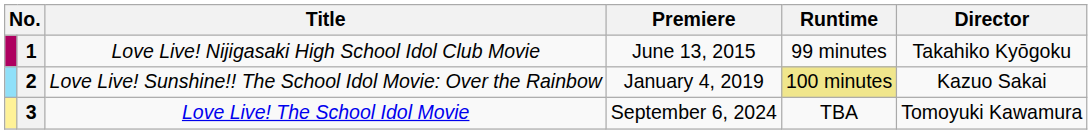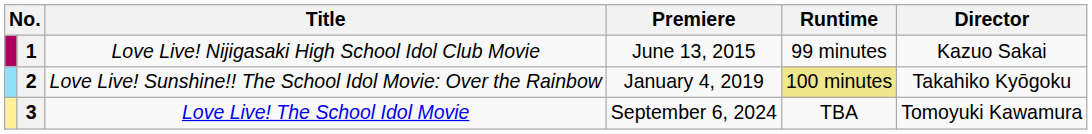(992, 50) Takahiko Kyōgoku -> (992, 50) Kazuo Sakai
(992, 81) Kazuo Sakai -> (992, 81) Takahiko Kyōgoku
